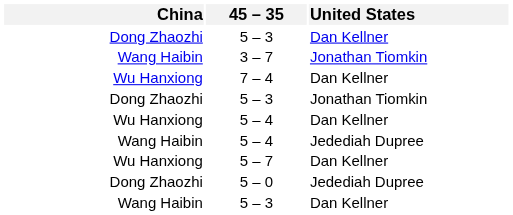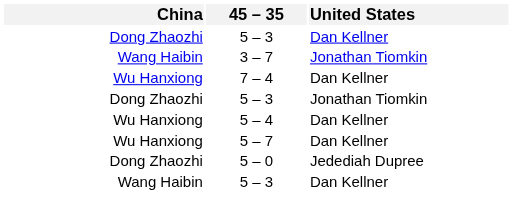- row: (160, 140)
